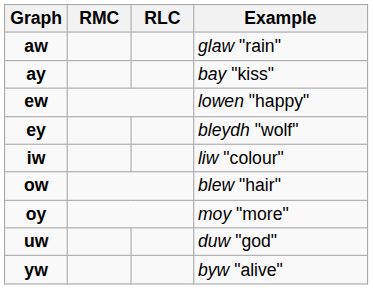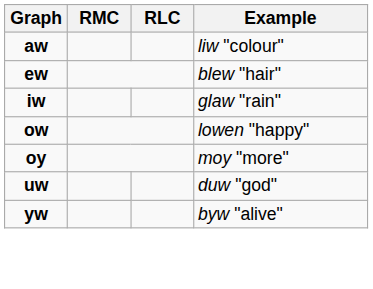(239, 46) glaw "rain" -> (241, 46) liw "colour"
- row: (36, 74)
(254, 102) lowen "happy" -> (239, 74) blew "hair"
- row: (36, 130)
(241, 158) liw "colour" -> (239, 102) glaw "rain"
(239, 185) blew "hair" -> (254, 130) lowen "happy"
